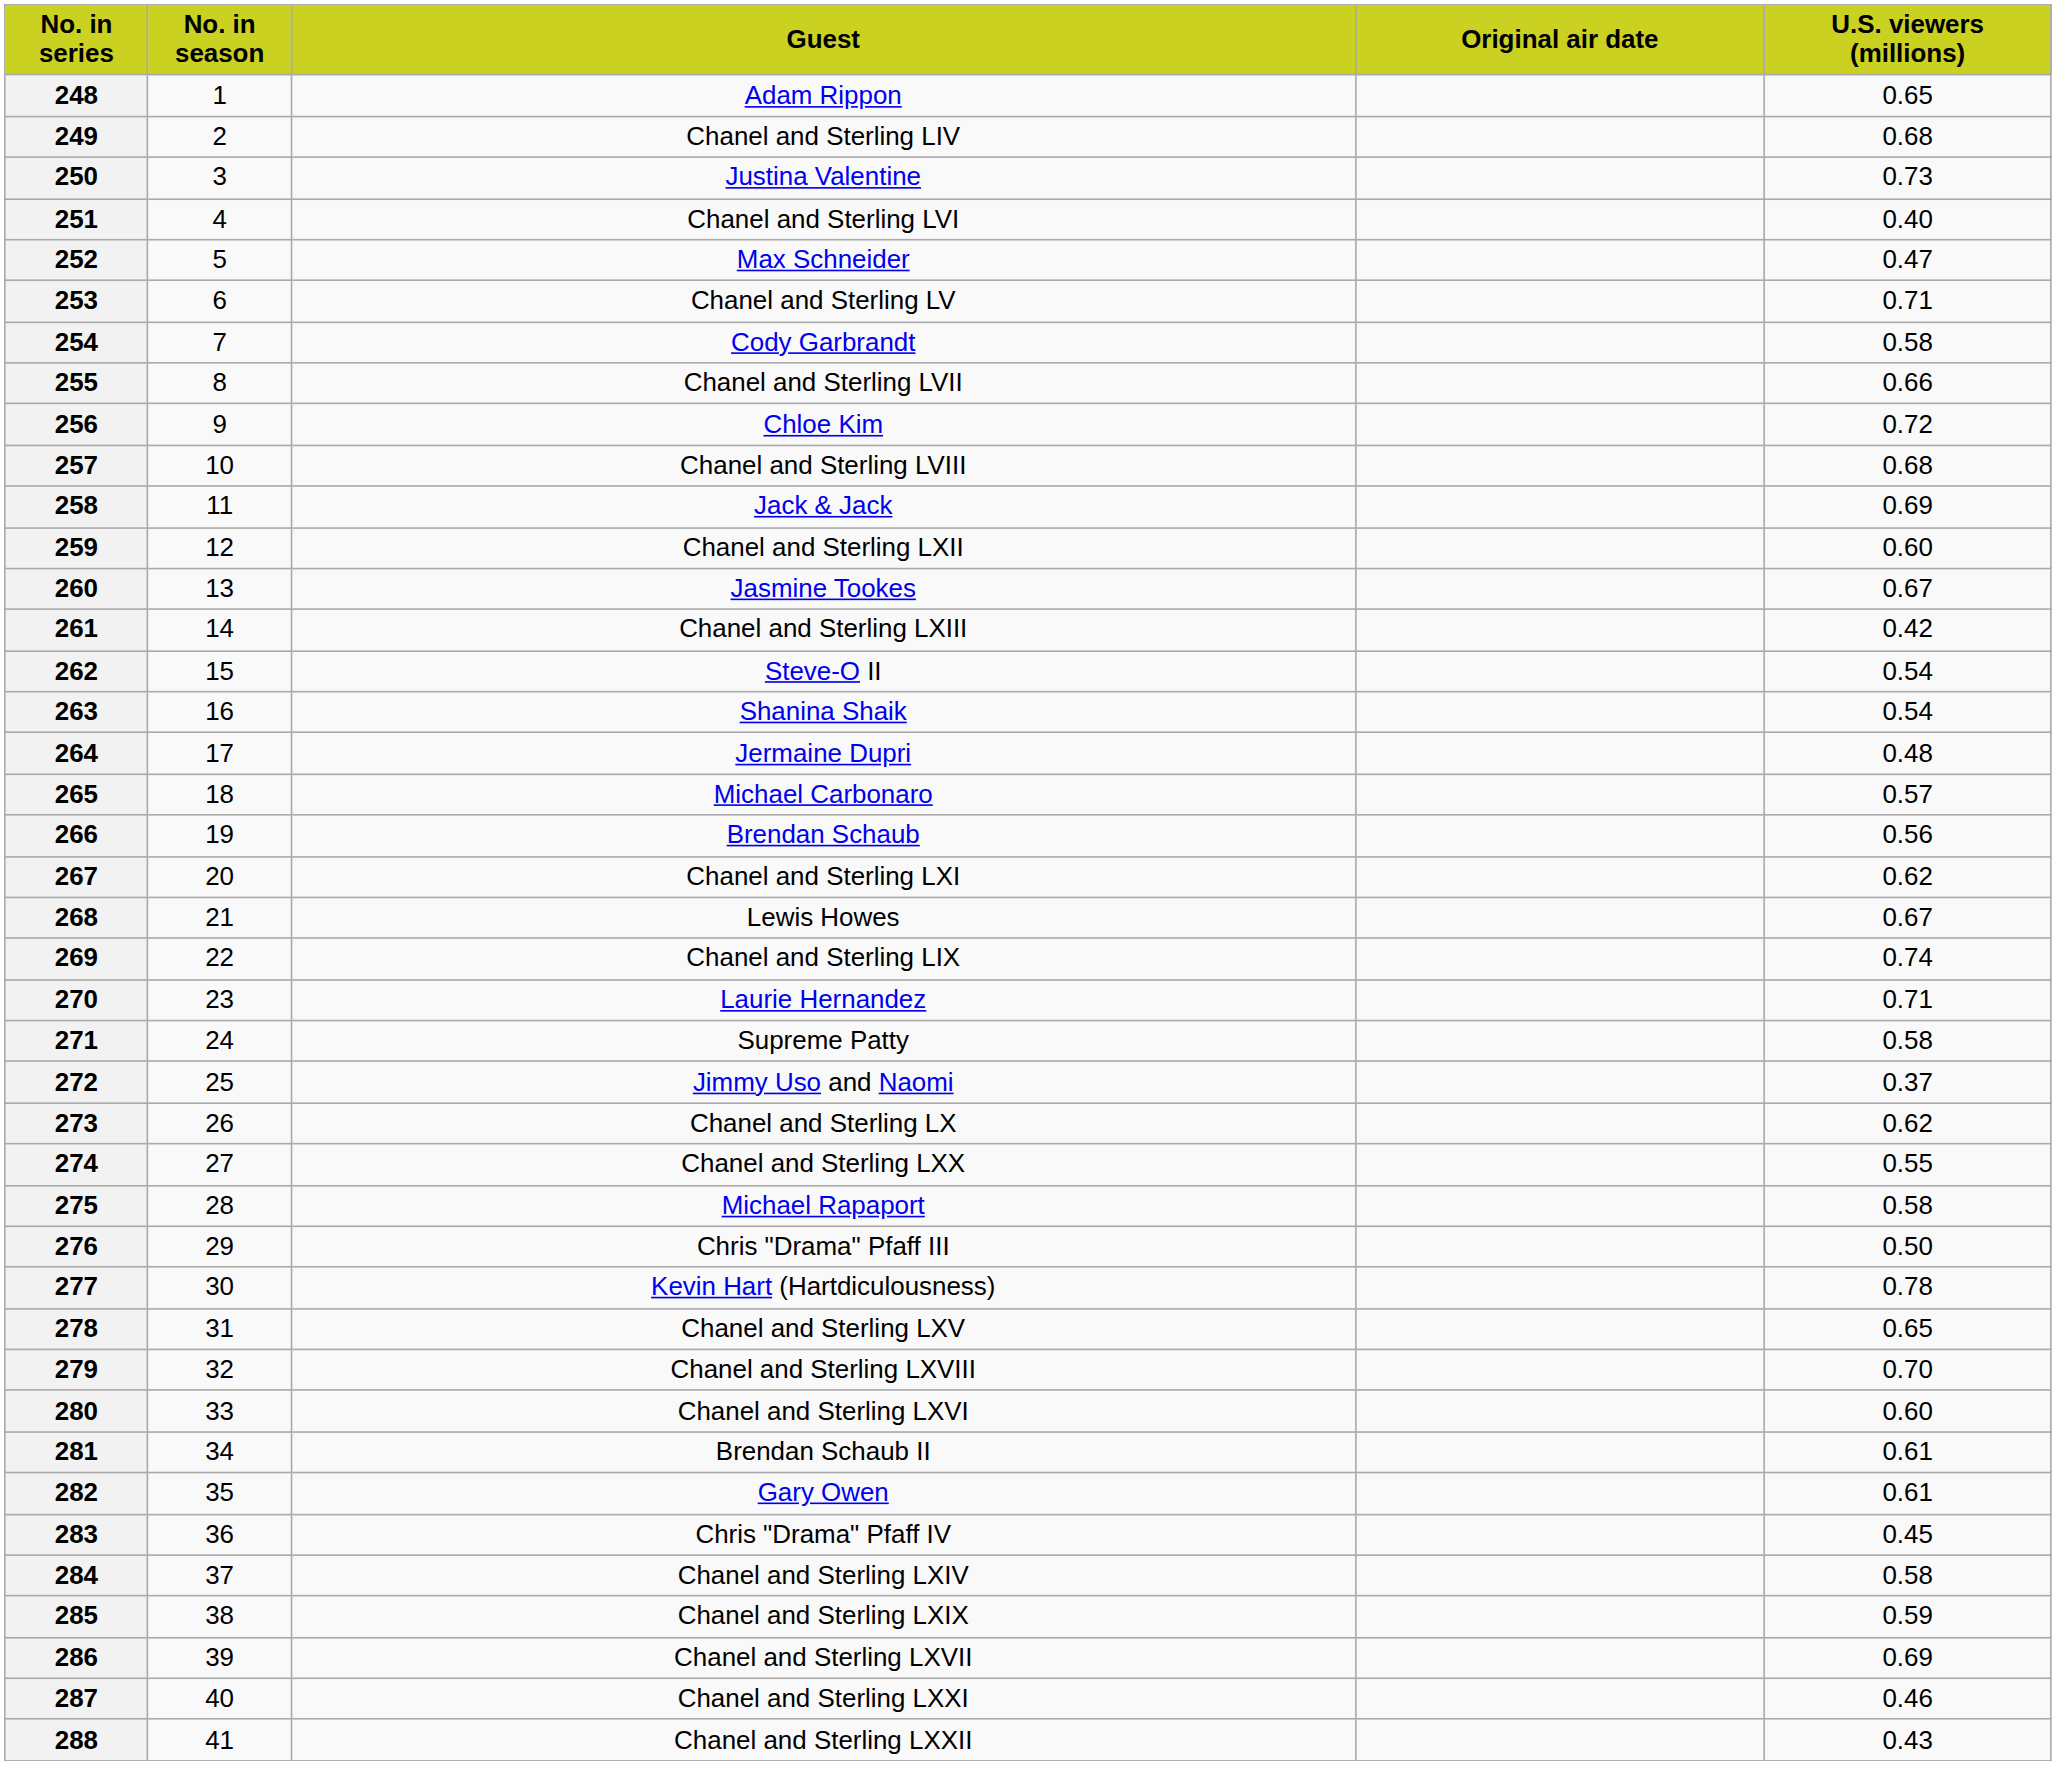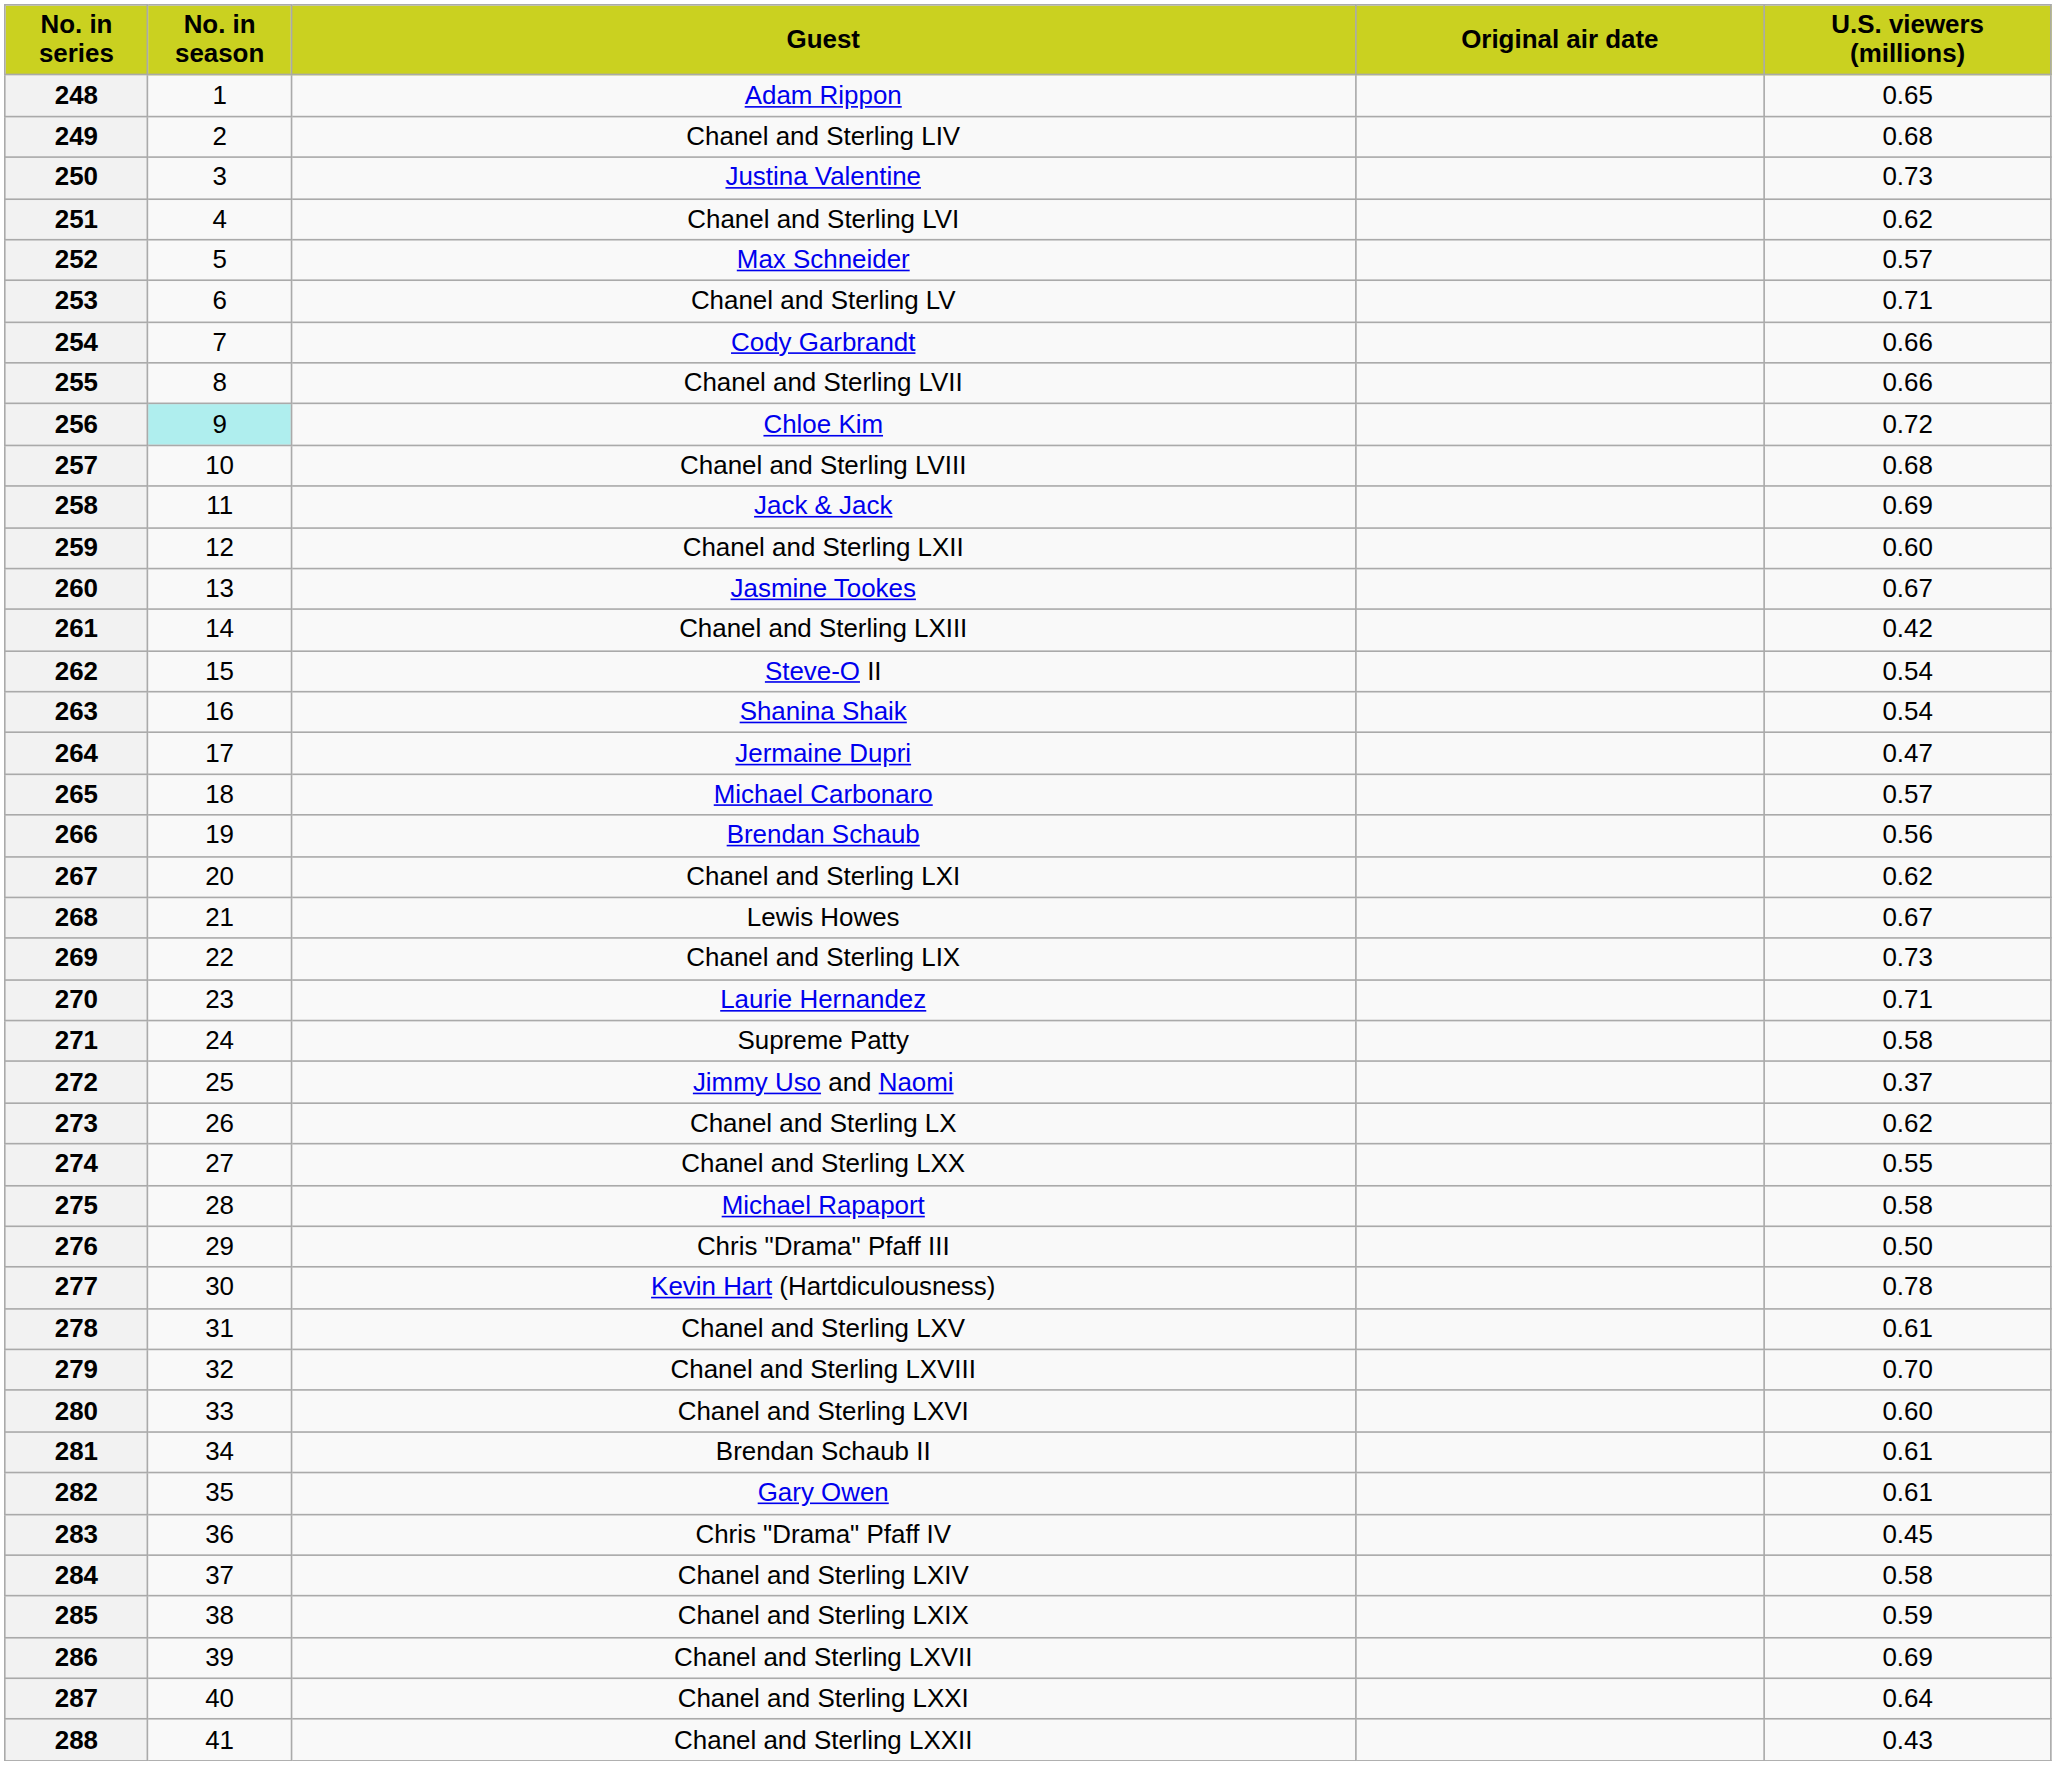(1908, 218) 0.40 -> (1908, 218) 0.62
(1908, 259) 0.47 -> (1908, 259) 0.57
(1908, 341) 0.58 -> (1908, 341) 0.66
(220, 424) no background -> (220, 424) paleturquoise background
(1908, 753) 0.48 -> (1908, 753) 0.47
(1908, 958) 0.74 -> (1908, 958) 0.73
(1908, 1328) 0.65 -> (1908, 1328) 0.61
(1908, 1698) 0.46 -> (1908, 1698) 0.64
